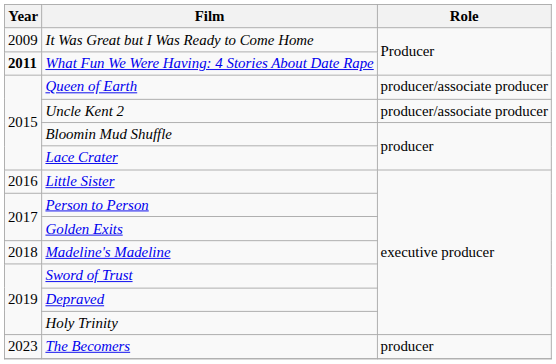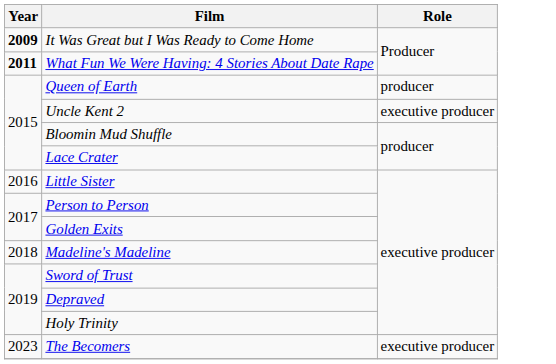(23, 39) normal -> (23, 39) bold
(464, 87) producer/associate producer -> (407, 87) producer
(464, 110) producer/associate producer -> (437, 110) executive producer
(407, 346) producer -> (437, 346) executive producer
